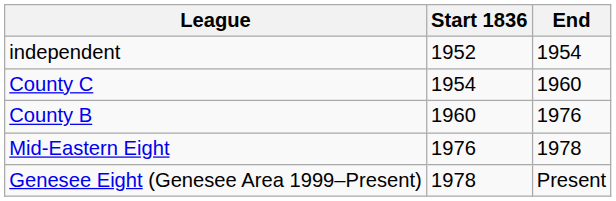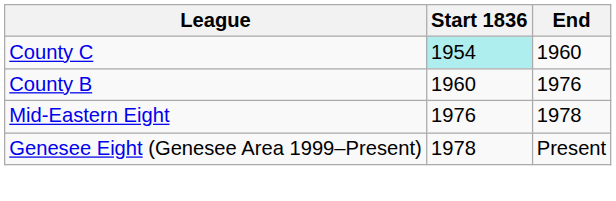- row: (65, 52)
(453, 84) no background -> (453, 52) paleturquoise background
